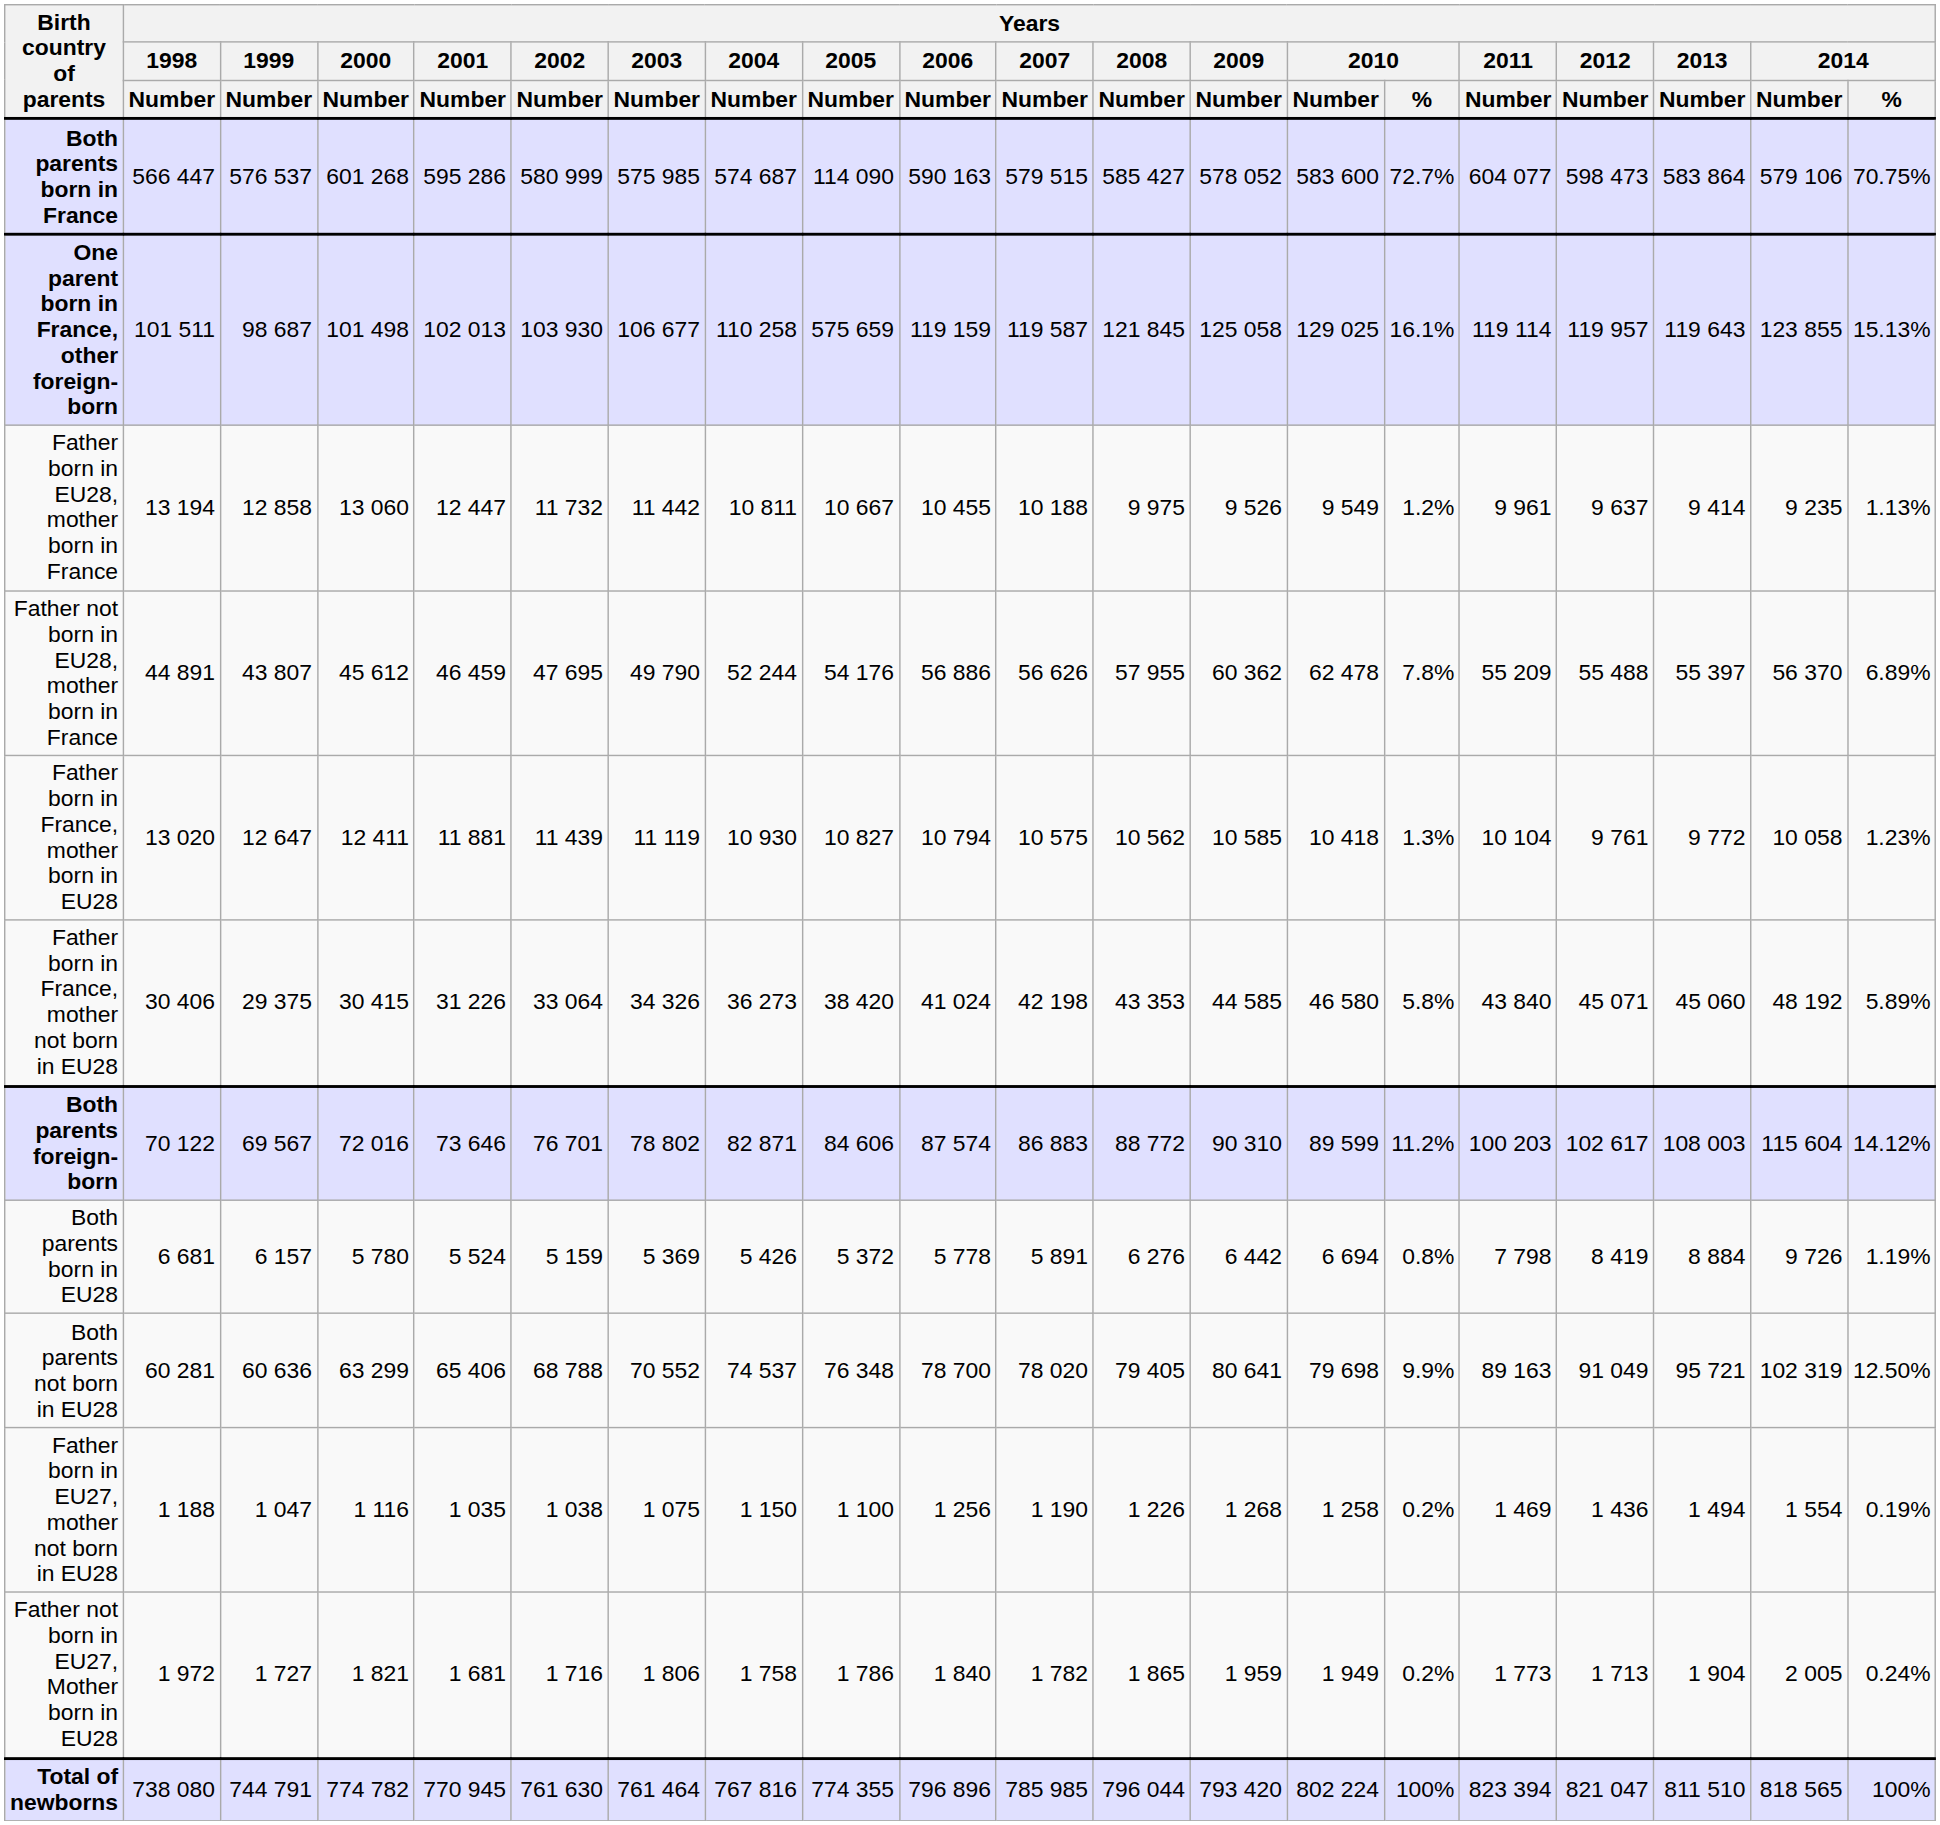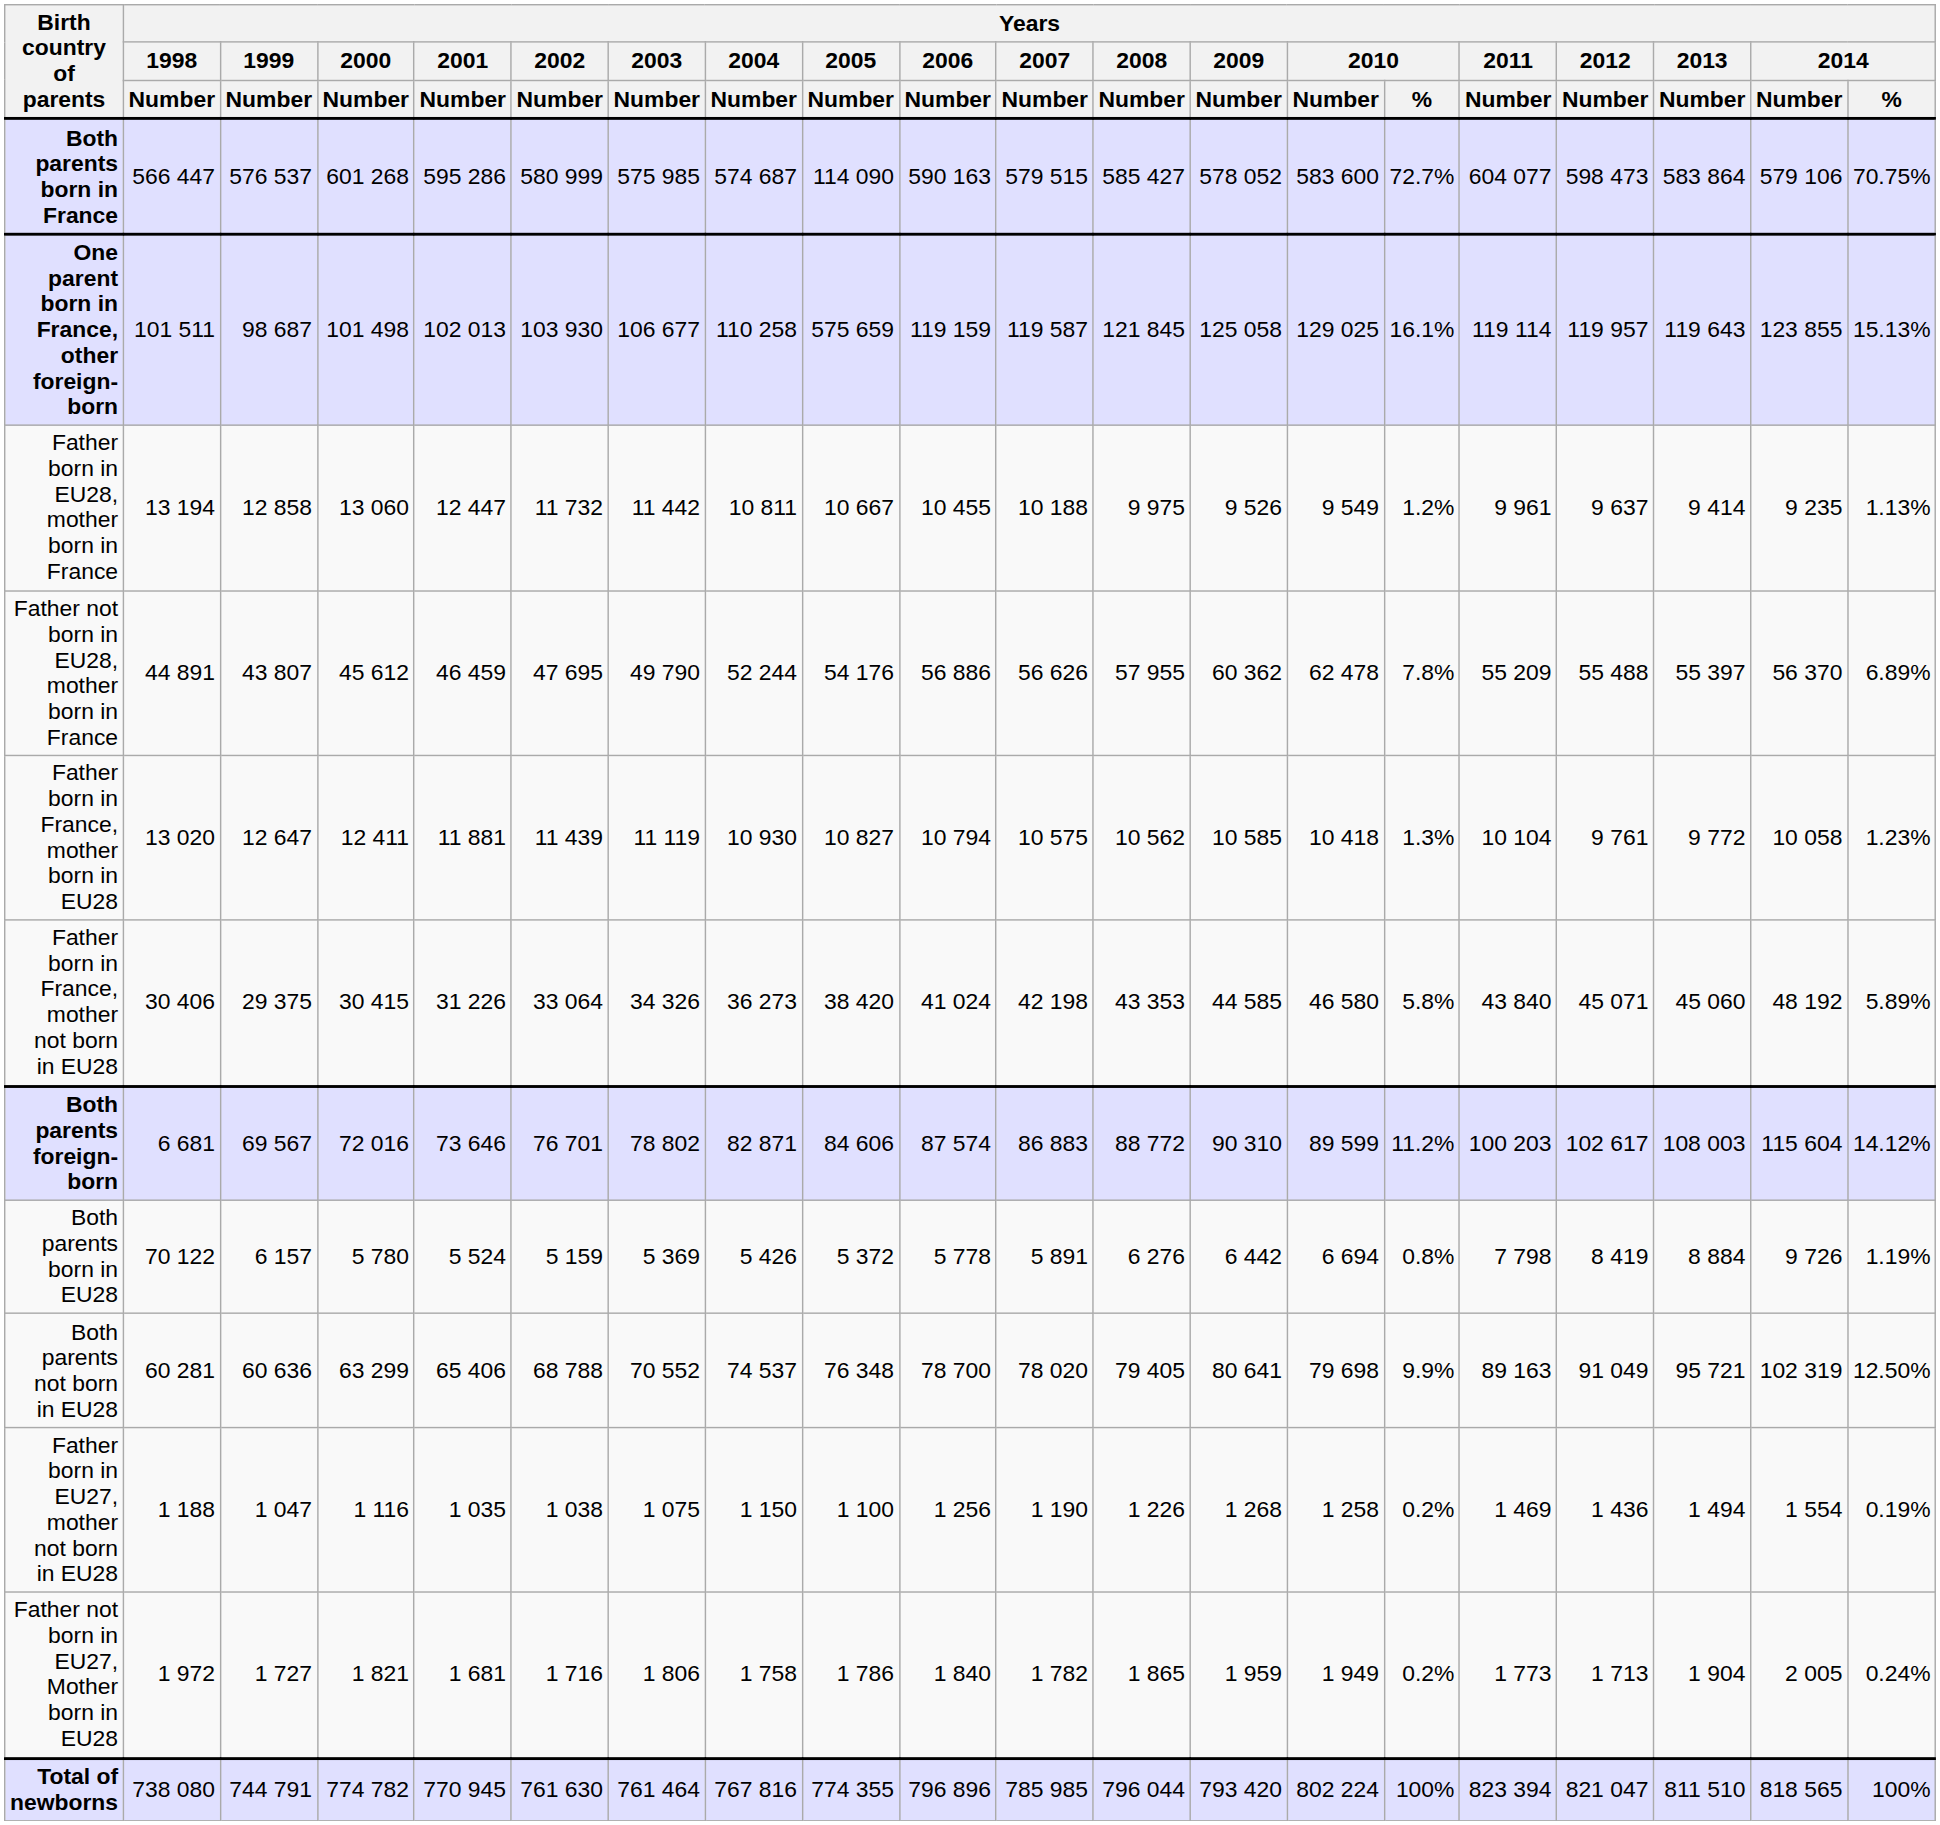(180, 1143) 70 122 -> (186, 1143) 6 681
(186, 1256) 6 681 -> (180, 1256) 70 122
